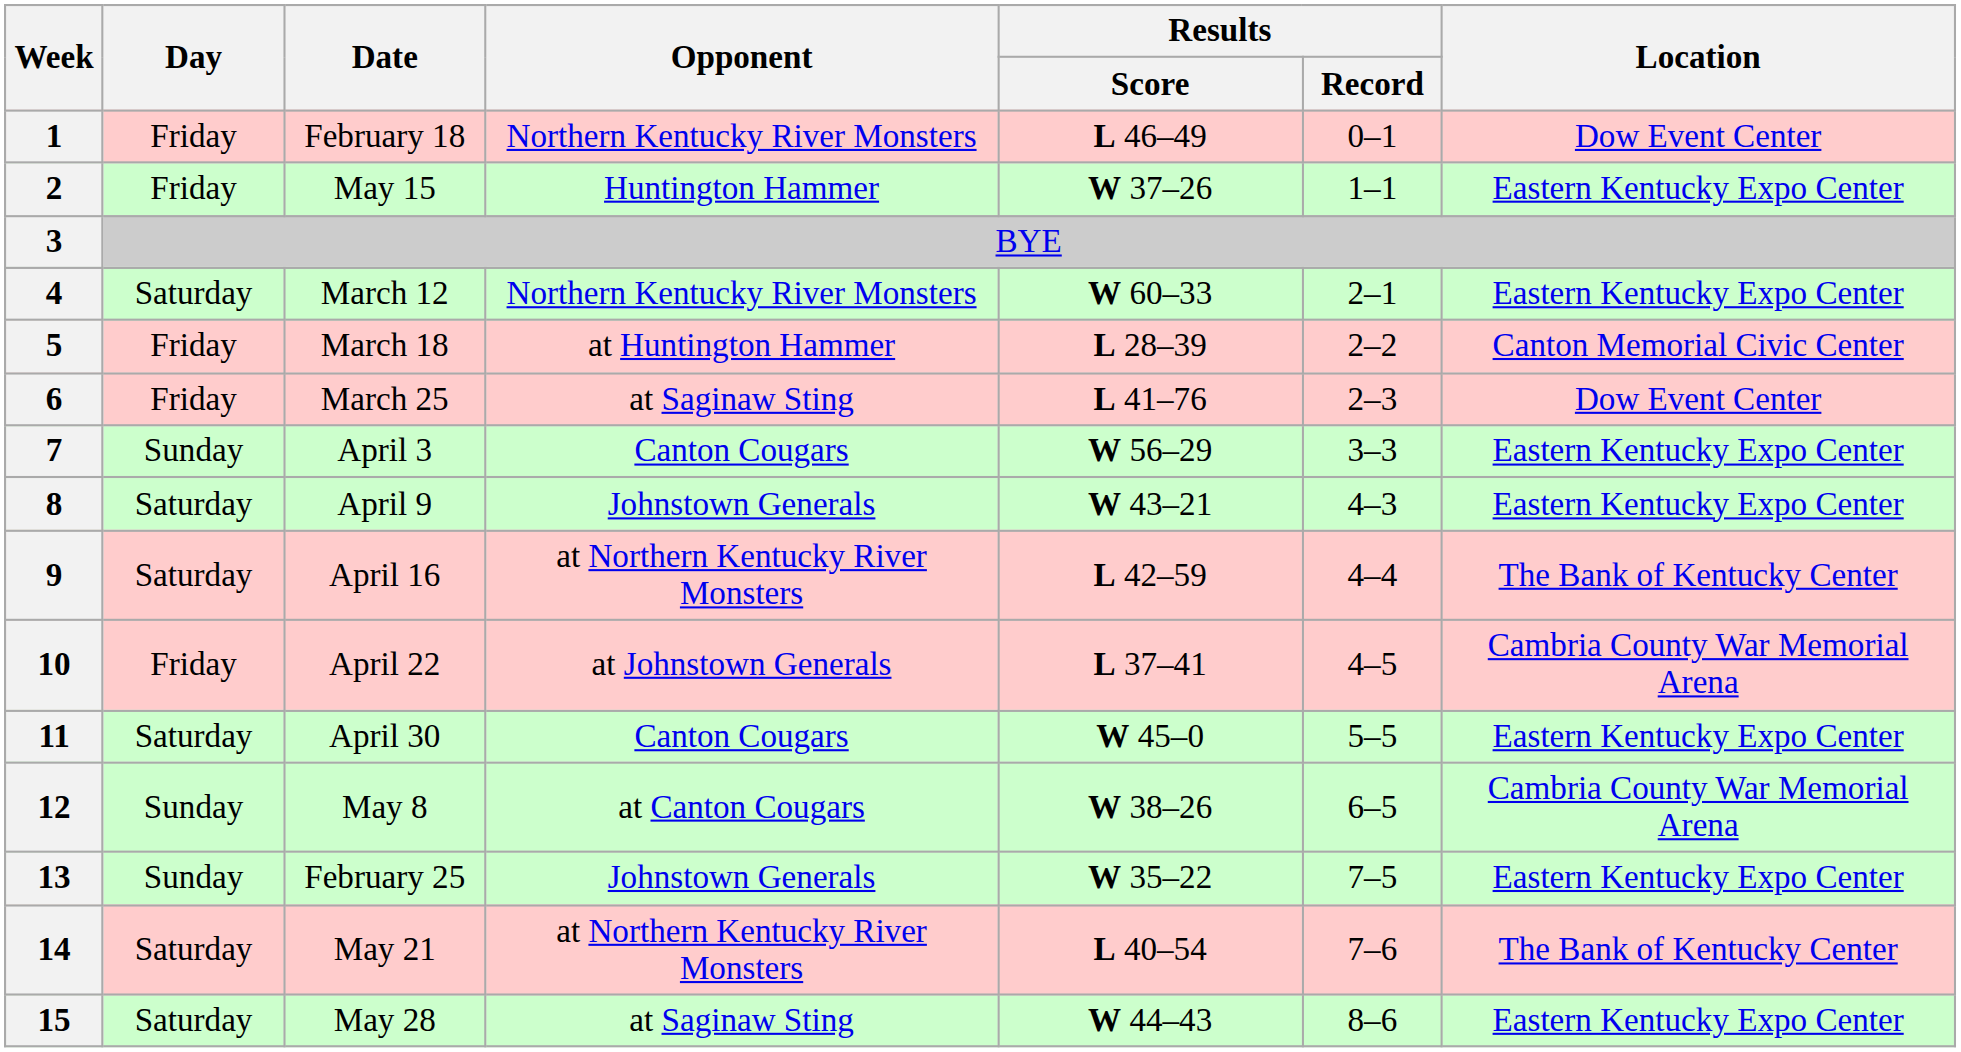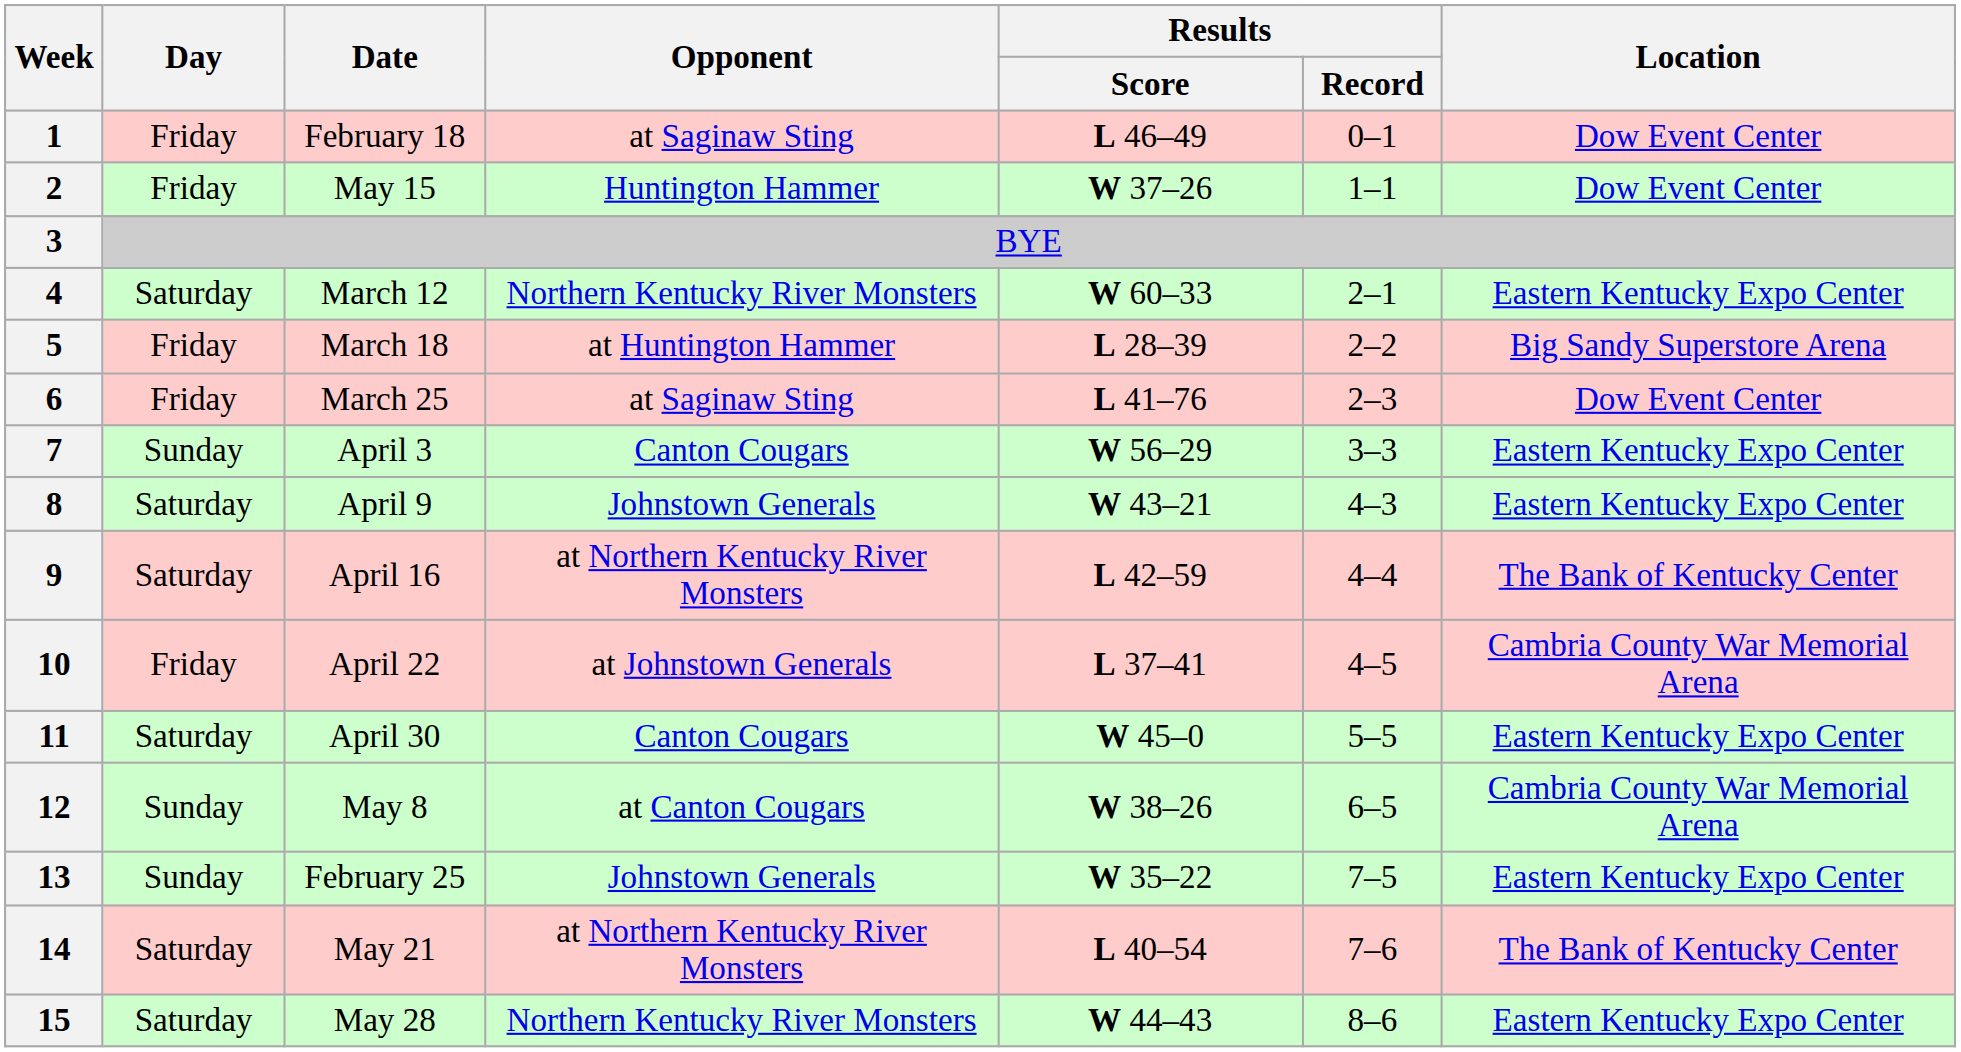(742, 135) Northern Kentucky River Monsters -> (742, 135) at Saginaw Sting
(1698, 188) Eastern Kentucky Expo Center -> (1698, 188) Dow Event Center
(1698, 345) Canton Memorial Civic Center -> (1698, 345) Big Sandy Superstore Arena
(742, 1020) at Saginaw Sting -> (742, 1020) Northern Kentucky River Monsters
